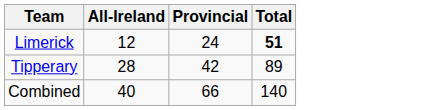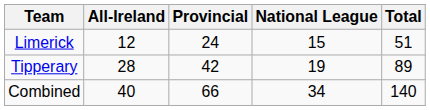+ column: (317, 17)
(274, 42) bold -> (403, 42) normal
